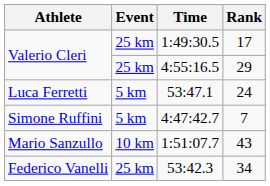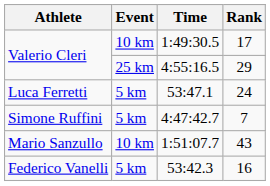(135, 42) 25 km -> (135, 42) 10 km
(135, 168) 25 km -> (131, 168) 5 km
(244, 168) 34 -> (244, 168) 16
